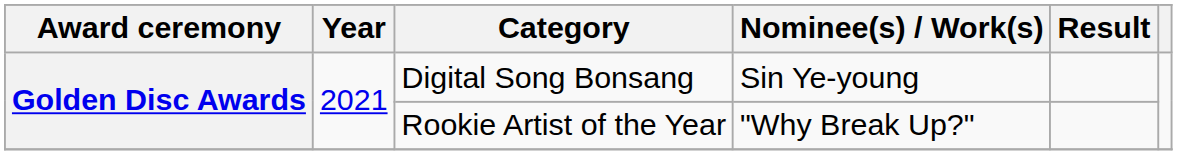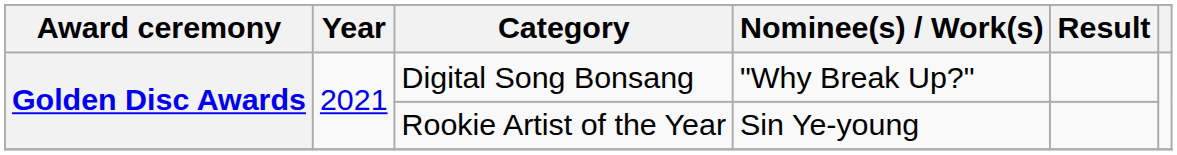(830, 76) Sin Ye-young -> (857, 76) "Why Break Up?"
(857, 125) "Why Break Up?" -> (830, 125) Sin Ye-young
